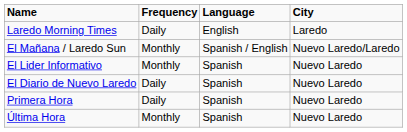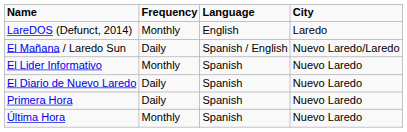- row: (62, 30)
+ row: (69, 30)
(161, 48) Monthly -> (154, 48) Daily
